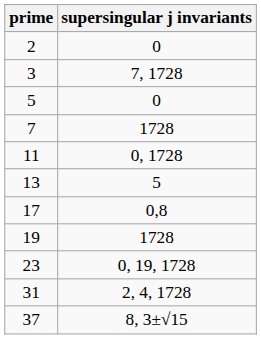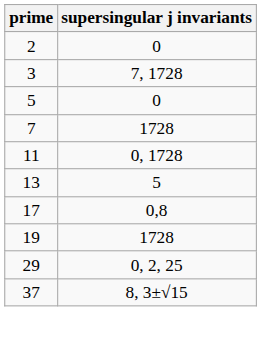- row: (31, 264)
+ row: (31, 264)
- row: (31, 292)
